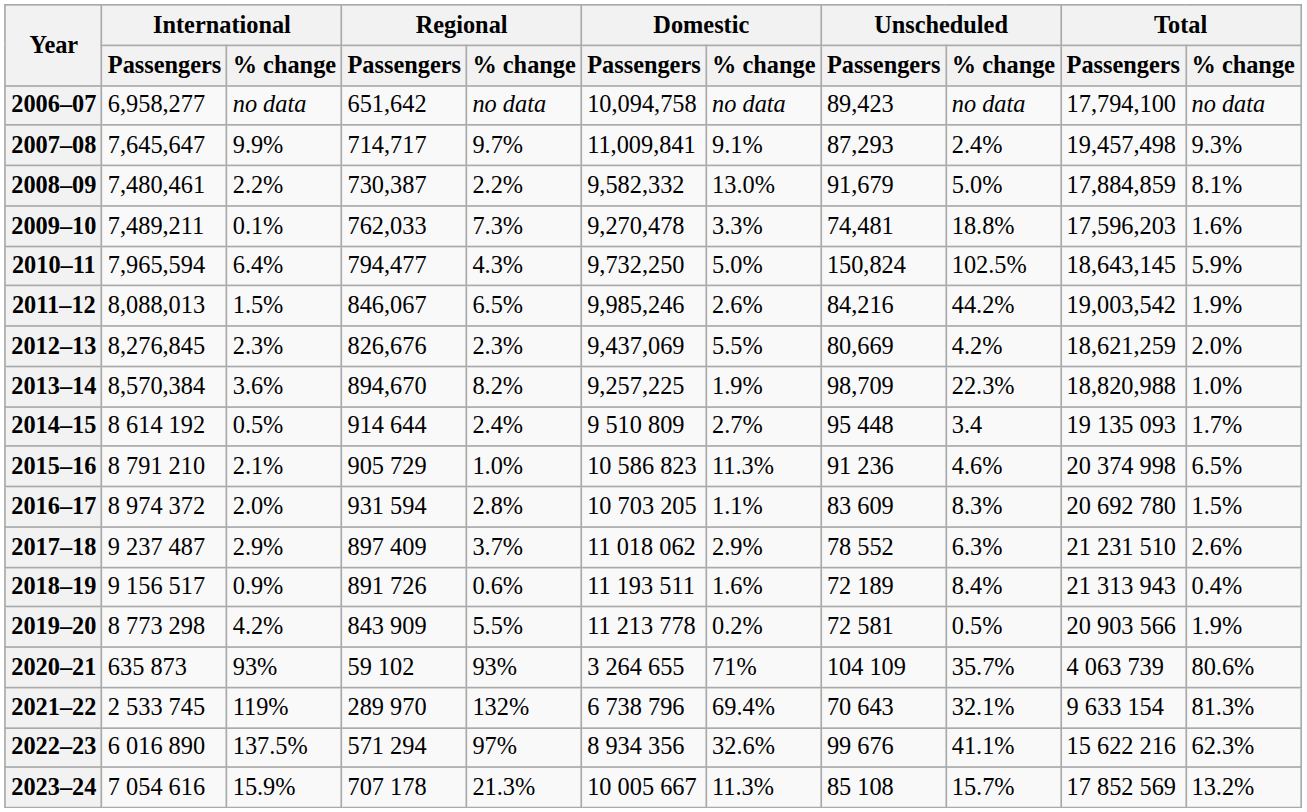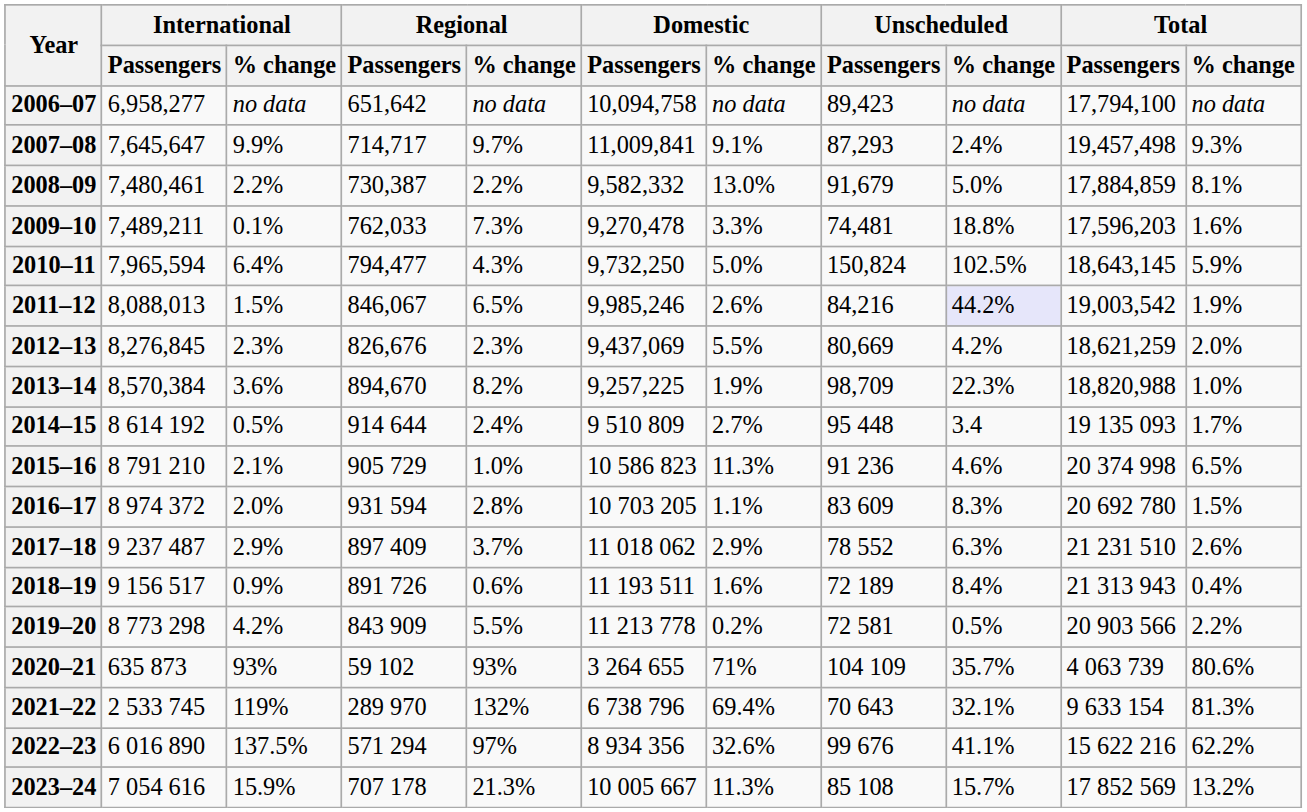(983, 305) no background -> (983, 305) lavender background
(1217, 626) 1.9% -> (1217, 626) 2.2%
(1223, 747) 62.3% -> (1223, 747) 62.2%
